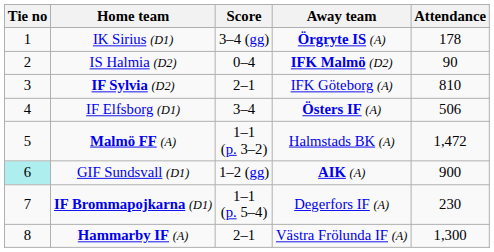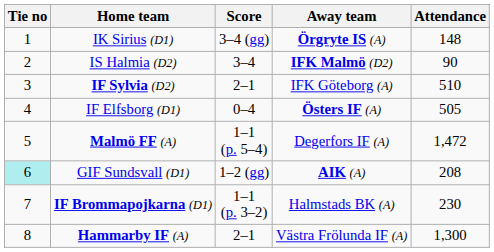(450, 39) 178 -> (450, 39) 148
(244, 62) 0–4 -> (244, 62) 3–4
(450, 86) 810 -> (450, 86) 510
(244, 109) 3–4 -> (244, 109) 0–4
(450, 109) 506 -> (450, 109) 505
(244, 141) 1–1 (p. 3–2) -> (244, 141) 1–1 (p. 5–4)
(342, 141) Halmstads BK (A) -> (342, 141) Degerfors IF (A)
(450, 172) 900 -> (450, 172) 208
(244, 204) 1–1 (p. 5–4) -> (244, 204) 1–1 (p. 3–2)
(342, 204) Degerfors IF (A) -> (342, 204) Halmstads BK (A)
